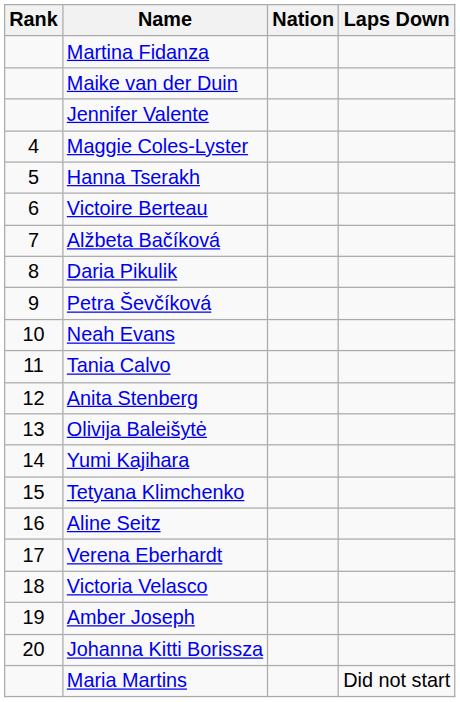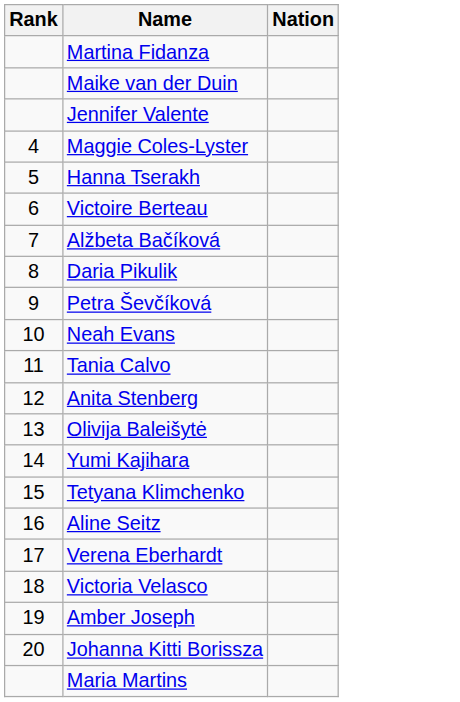- column: (397, 20)
